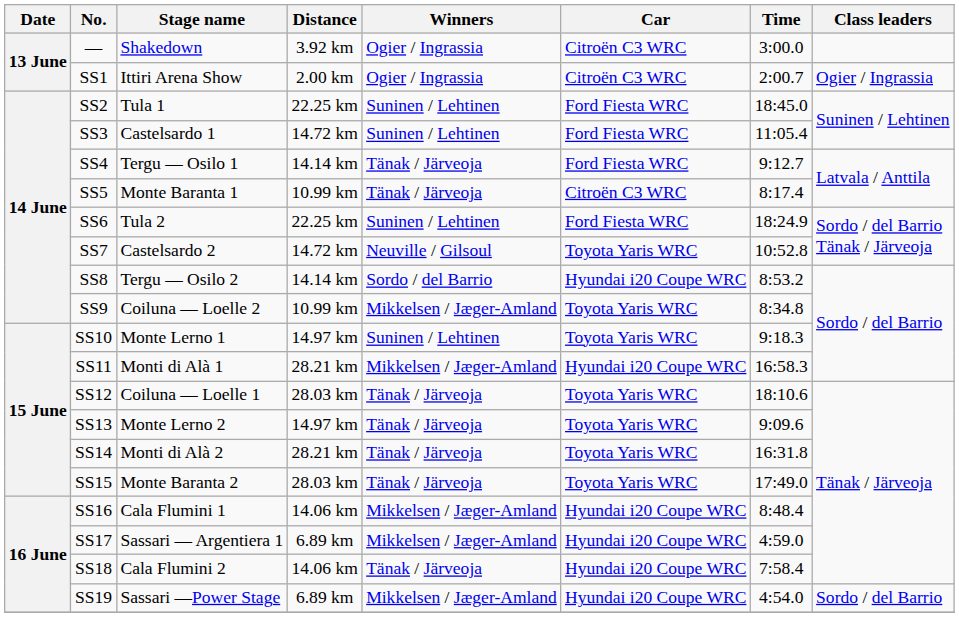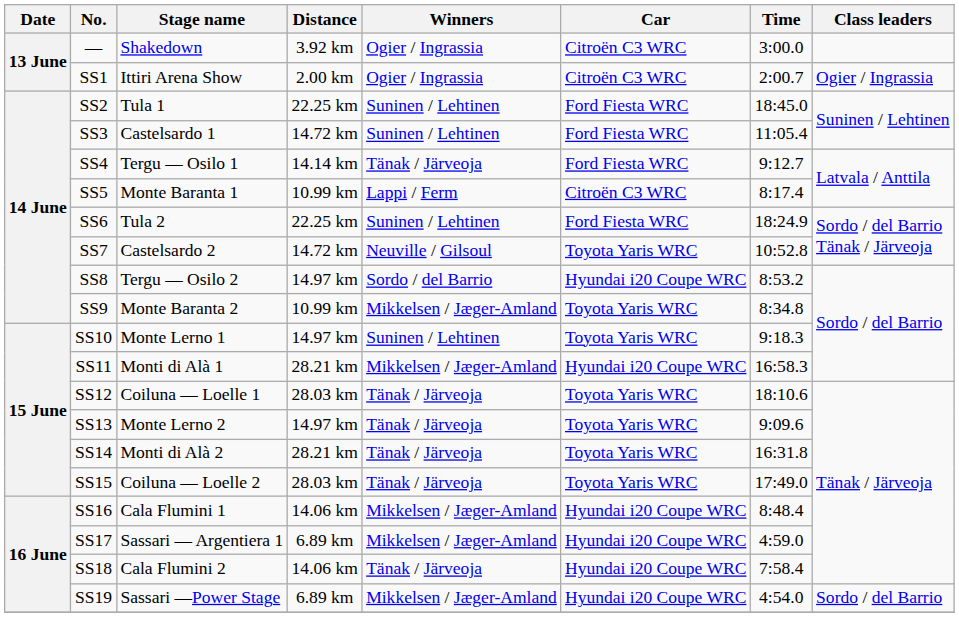(424, 192) Tänak / Järveoja -> (412, 192) Lappi / Ferm
(325, 279) 14.14 km -> (325, 279) 14.97 km
(190, 308) Coiluna — Loelle 2 -> (179, 308) Monte Baranta 2
(179, 481) Monte Baranta 2 -> (190, 481) Coiluna — Loelle 2
